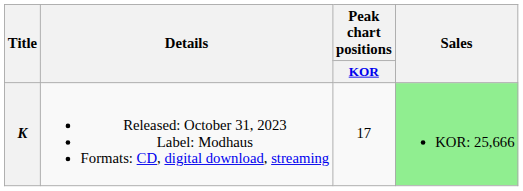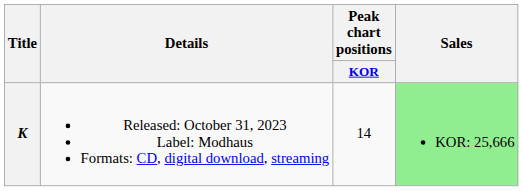(364, 134) 17 -> (364, 134) 14
